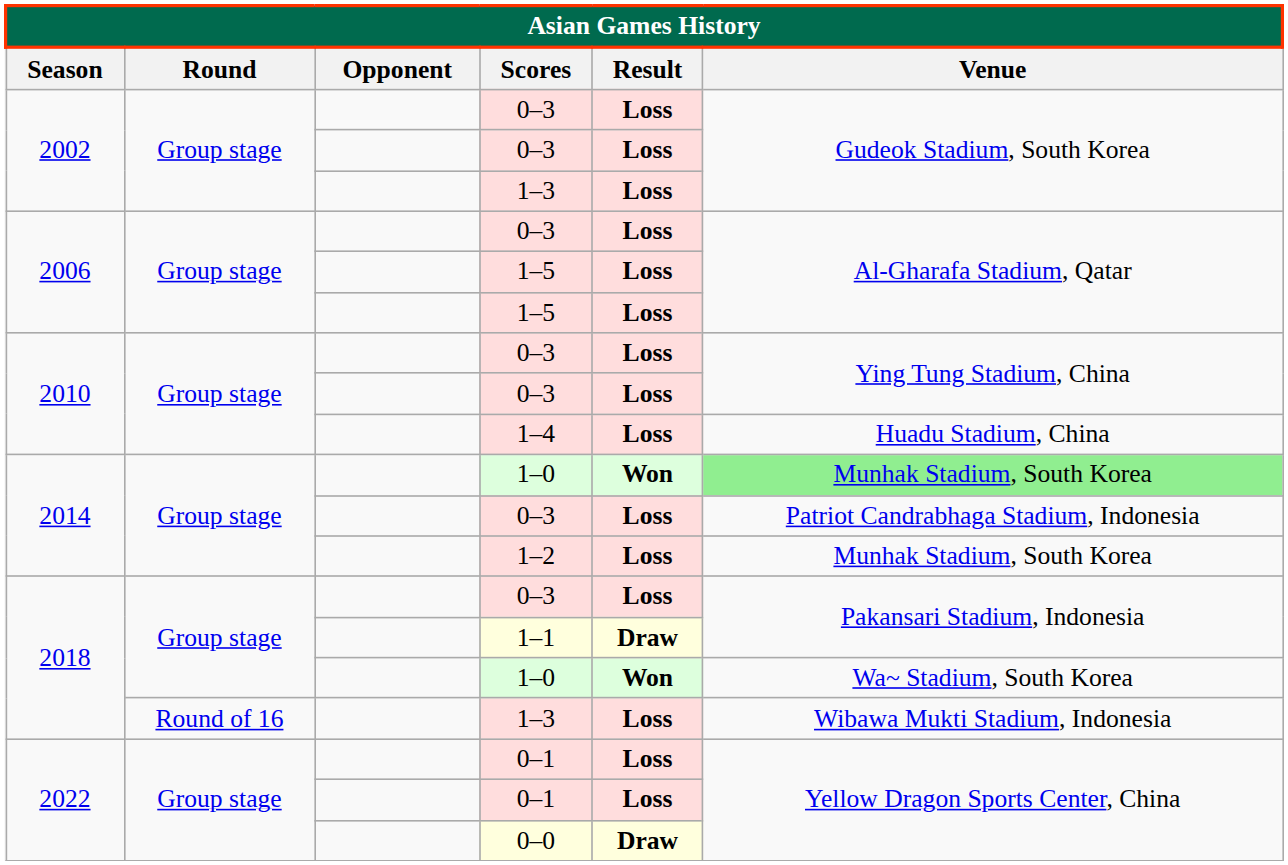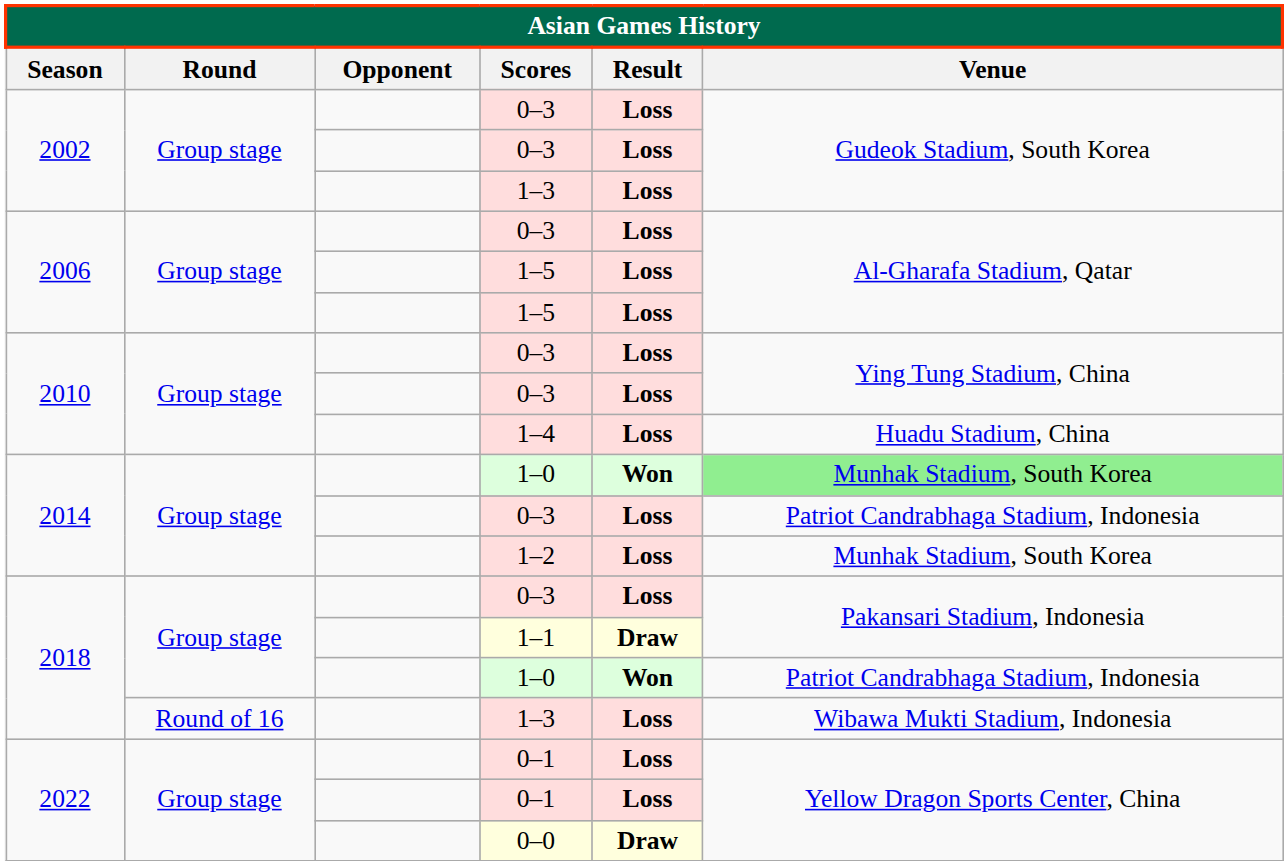(993, 677) Wa~ Stadium, South Korea -> (993, 677) Patriot Candrabhaga Stadium, Indonesia
